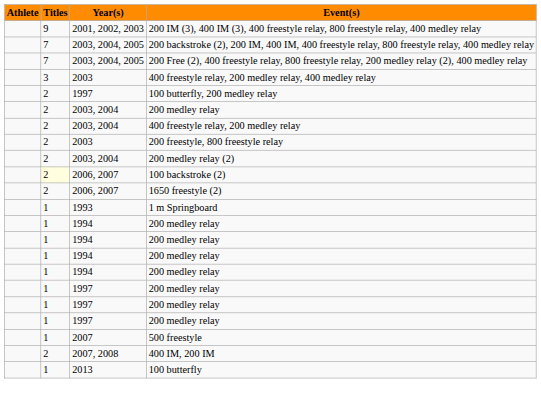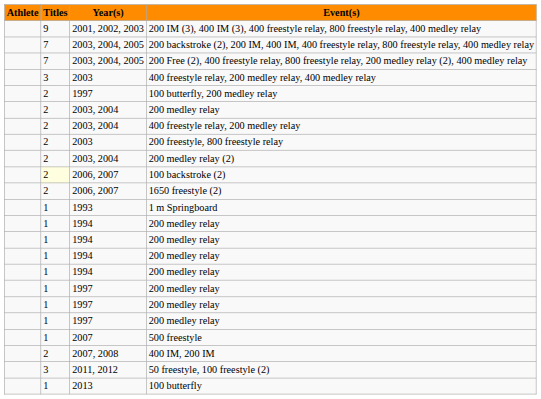+ row: (95, 369)
